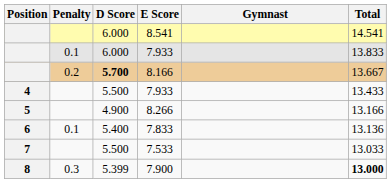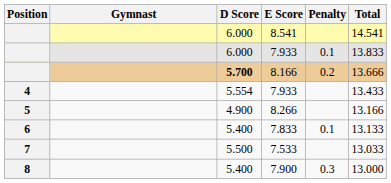columns swapped: (265, 14) <-> (72, 14)
(368, 72) 13.667 -> (368, 72) 13.666
(115, 91) 5.500 -> (240, 91) 5.554
(368, 130) 13.136 -> (368, 130) 13.133
(115, 168) 5.399 -> (240, 168) 5.400
(368, 168) bold -> (368, 168) normal
